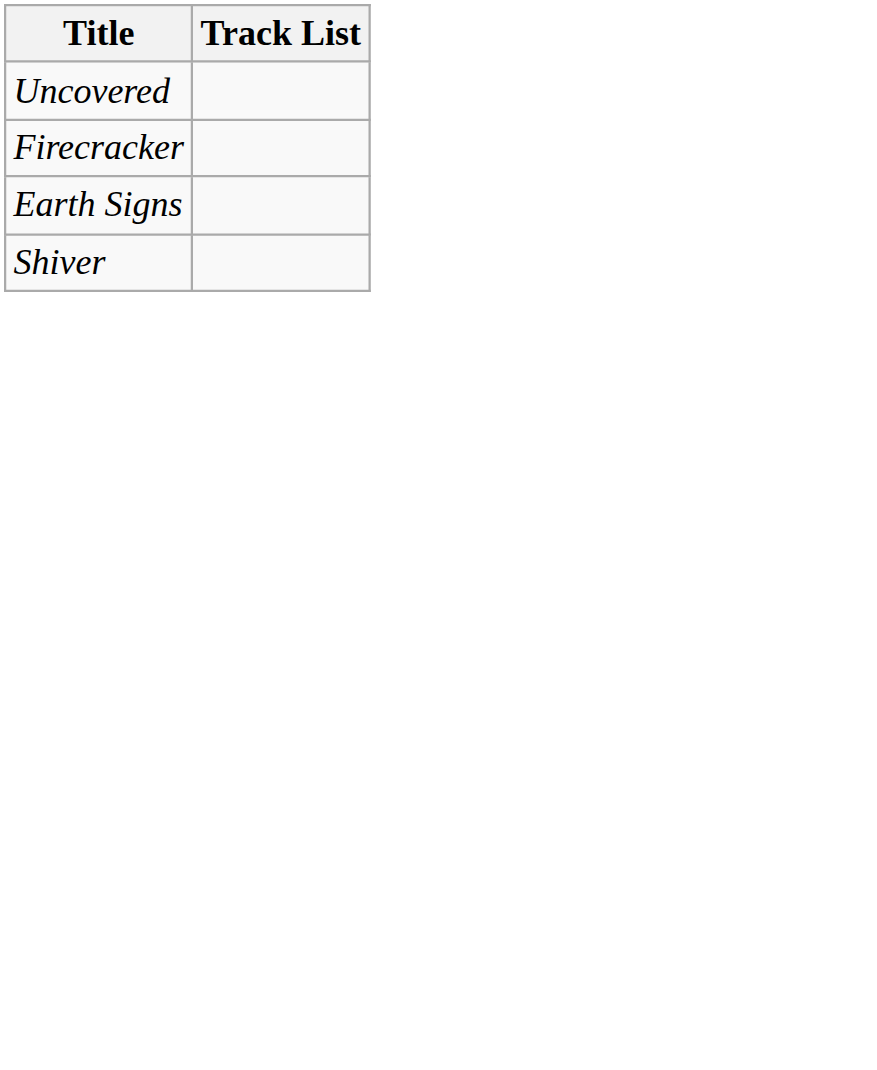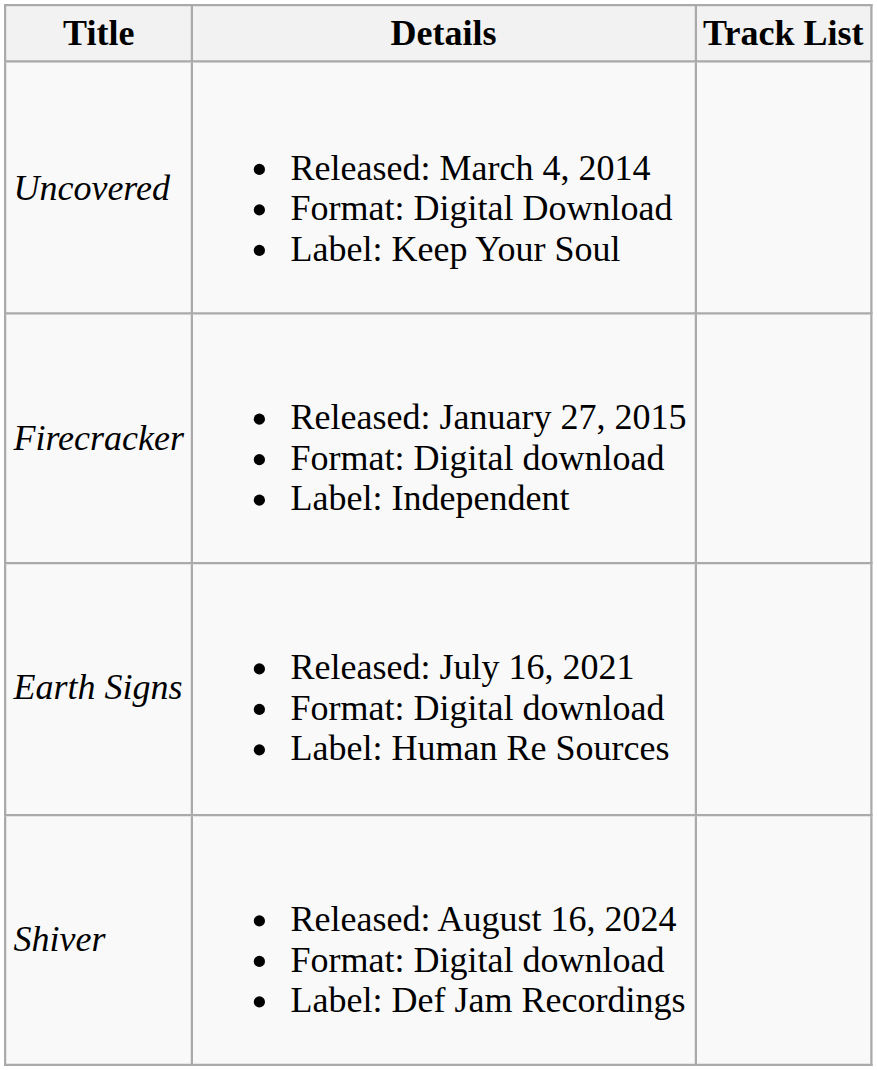+ column: (444, 33)
